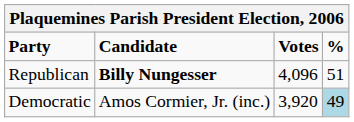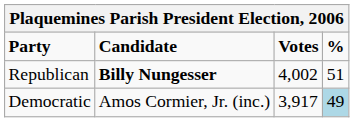(298, 74) 4,096 -> (298, 74) 4,002
(298, 102) 3,920 -> (298, 102) 3,917
